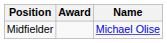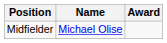columns swapped: (128, 13) <-> (75, 13)
